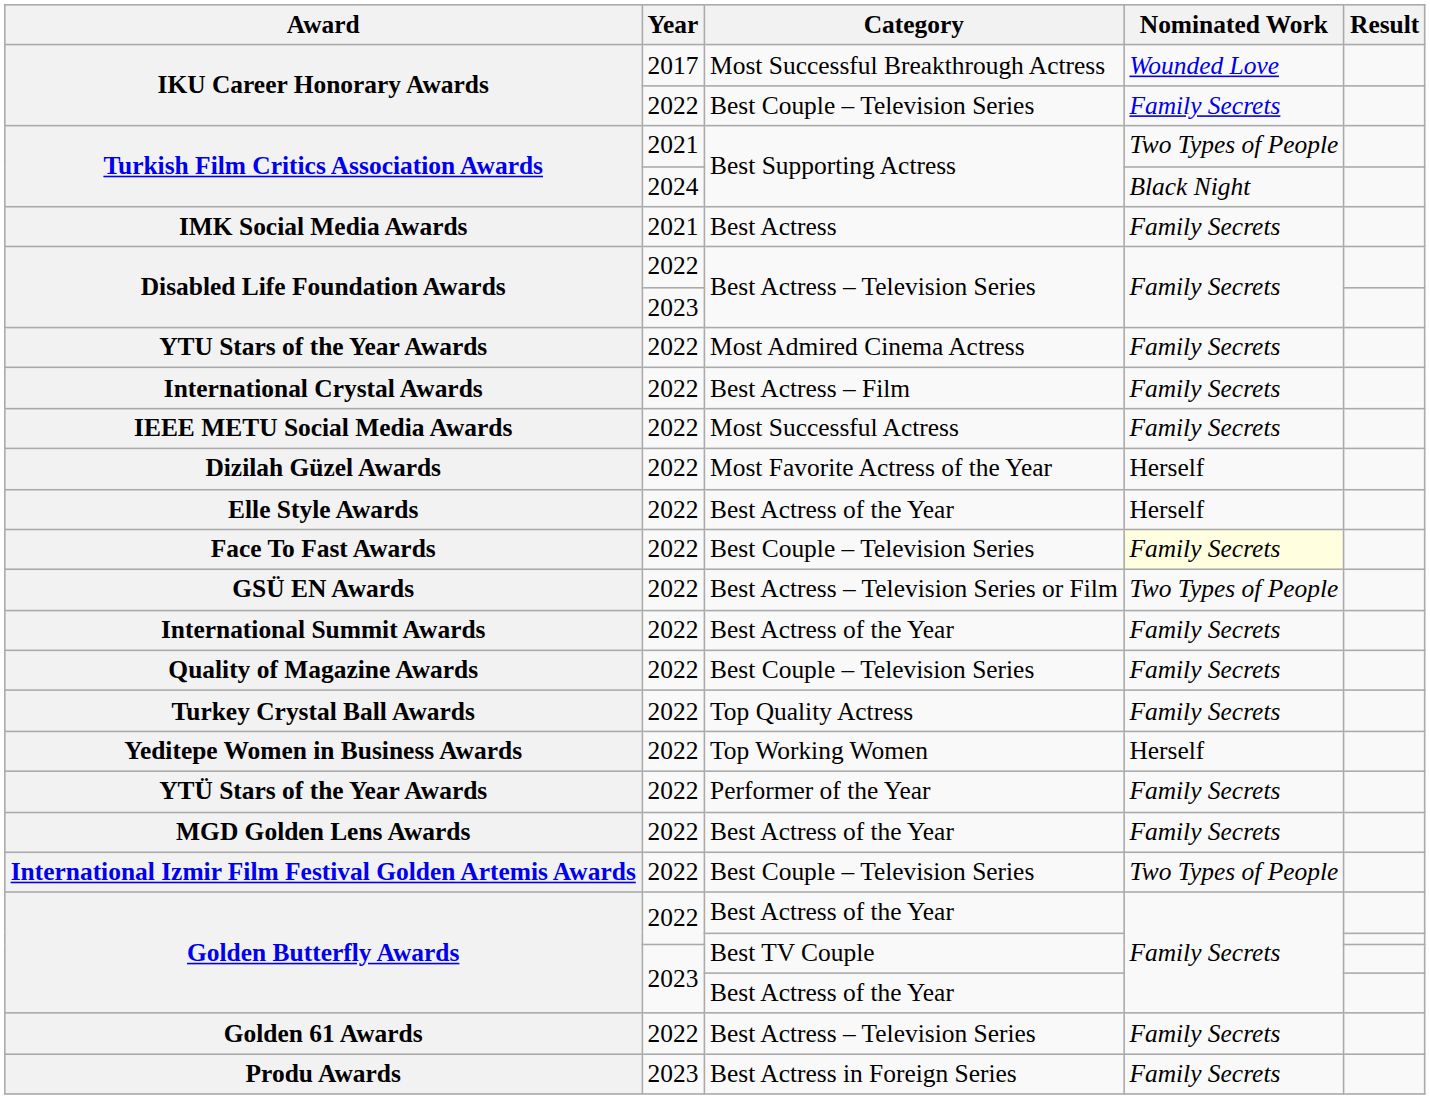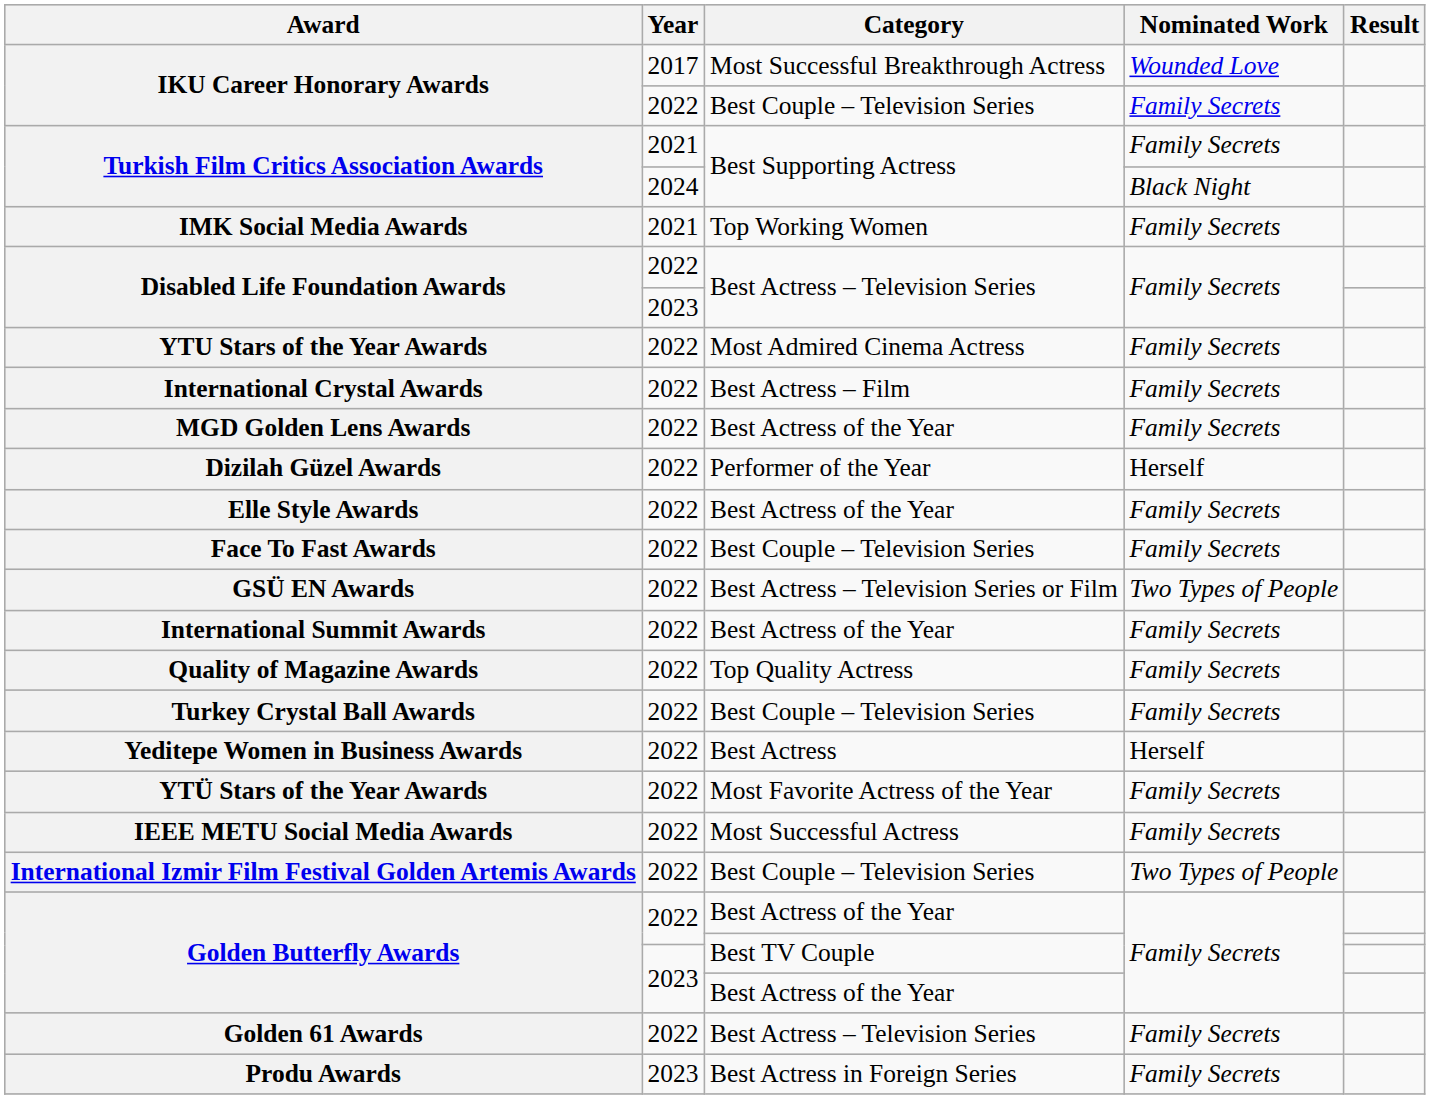(1234, 145) Two Types of People -> (1205, 145) Family Secrets
(773, 226) Best Actress -> (819, 226) Top Working Women
rows swapped: (323, 428) <-> (323, 831)
(881, 468) Most Favorite Actress of the Year -> (820, 468) Performer of the Year
(1167, 508) Herself -> (1205, 508) Family Secrets
(1205, 549) lightyellow background -> (1205, 549) no background
(872, 670) Best Couple – Television Series -> (812, 670) Top Quality Actress
(812, 710) Top Quality Actress -> (872, 710) Best Couple – Television Series
(819, 750) Top Working Women -> (773, 750) Best Actress
(820, 791) Performer of the Year -> (881, 791) Most Favorite Actress of the Year
